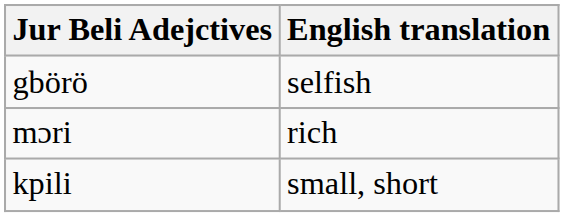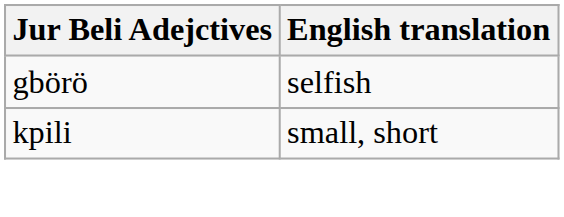- row: (42, 132)
